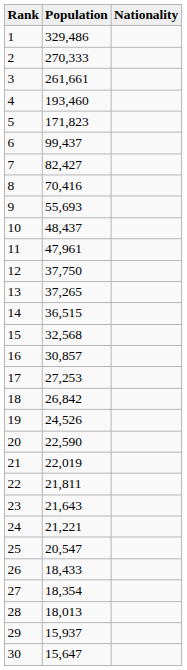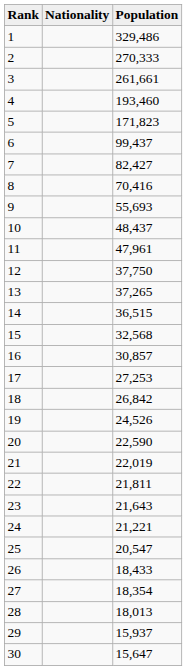columns swapped: (146, 15) <-> (76, 15)
